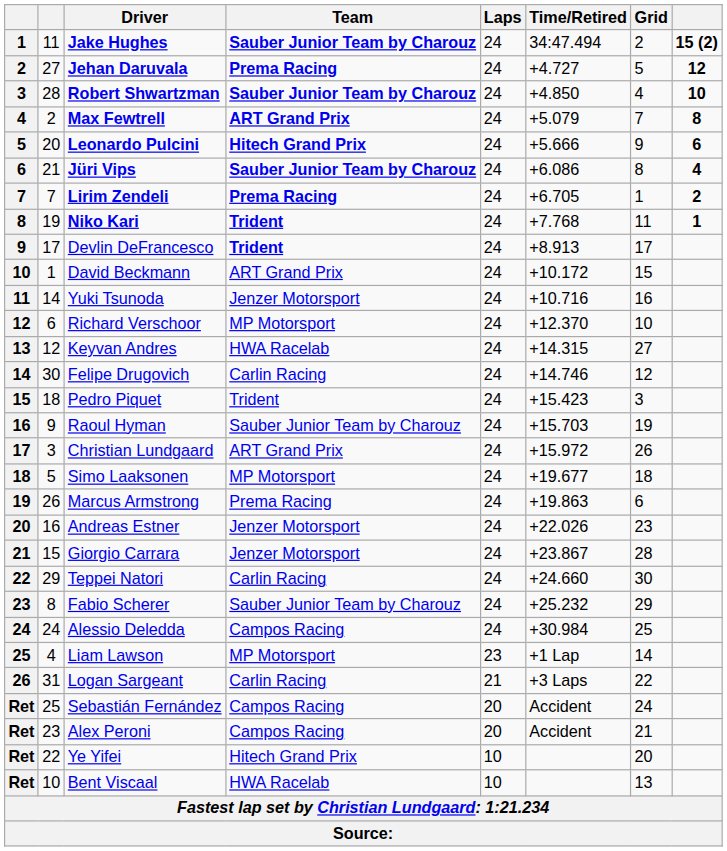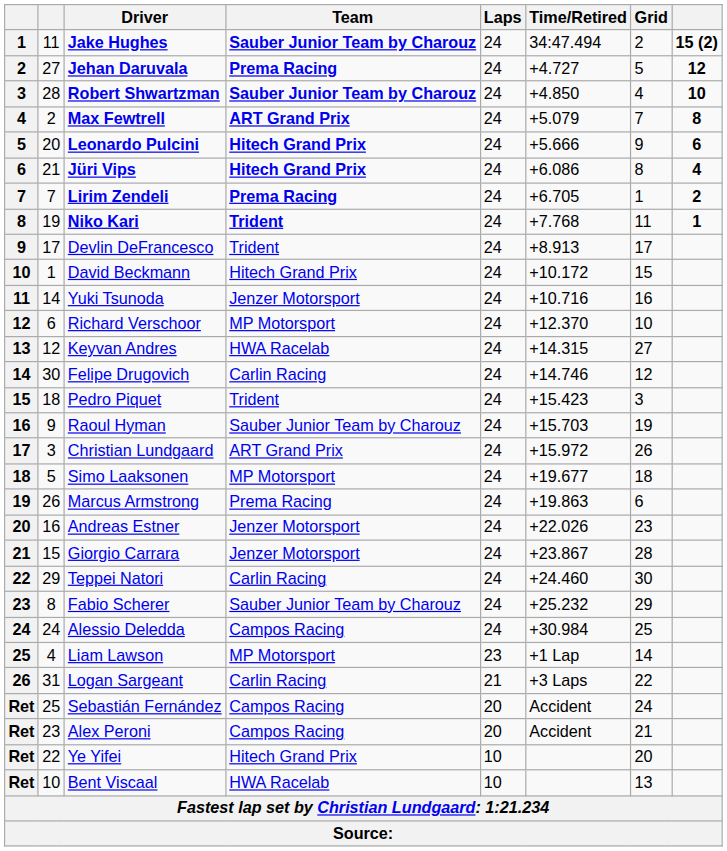(353, 170) Sauber Junior Team by Charouz -> (298, 170) Hitech Grand Prix
(256, 247) bold -> (254, 247) normal
(286, 272) ART Grand Prix -> (293, 272) Hitech Grand Prix
(559, 578) +24.660 -> (559, 578) +24.460
